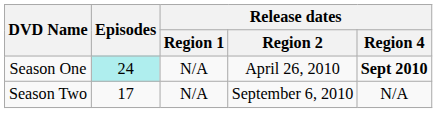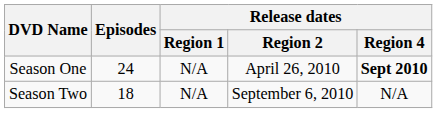(126, 68) paleturquoise background -> (126, 68) no background
(126, 94) 17 -> (126, 94) 18
